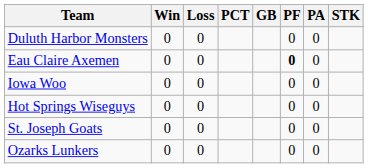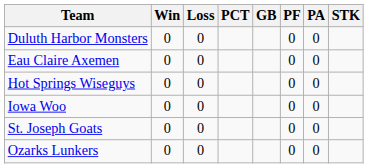(292, 60) bold -> (292, 60) normal
rows swapped: (71, 106) <-> (37, 83)
